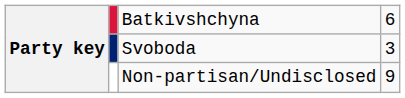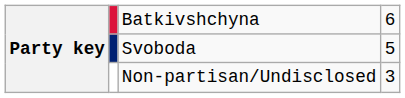(390, 49) 3 -> (390, 49) 5
(390, 77) 9 -> (390, 77) 3
